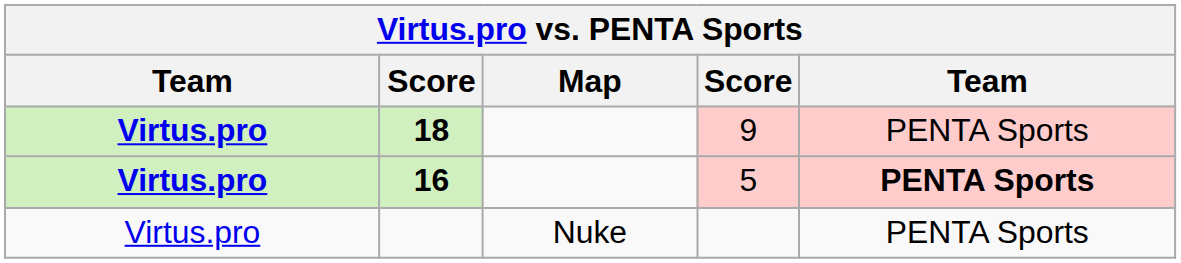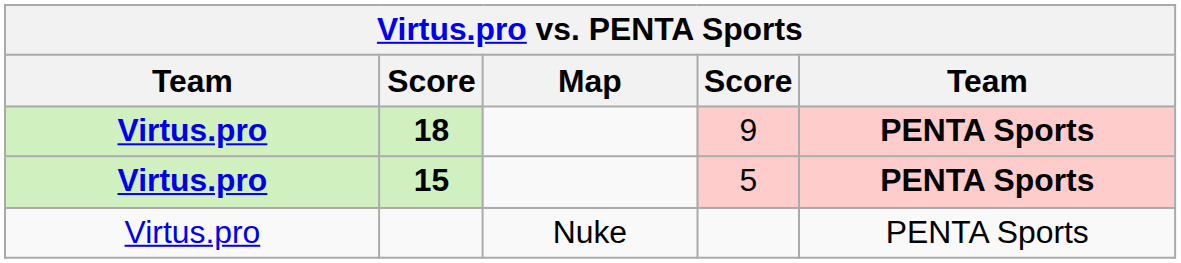(987, 130) normal -> (987, 130) bold
(431, 181) 16 -> (431, 181) 15
